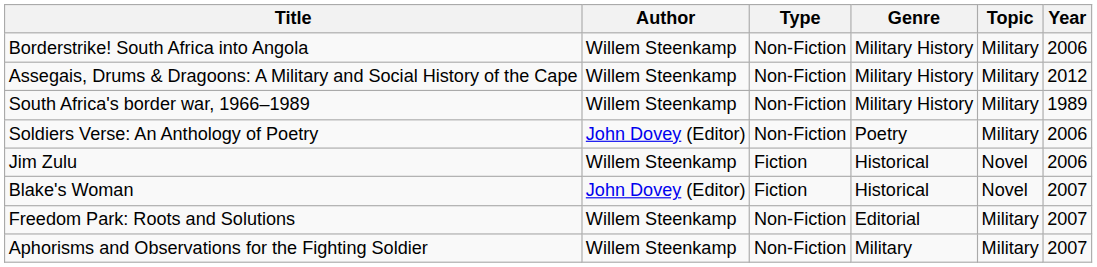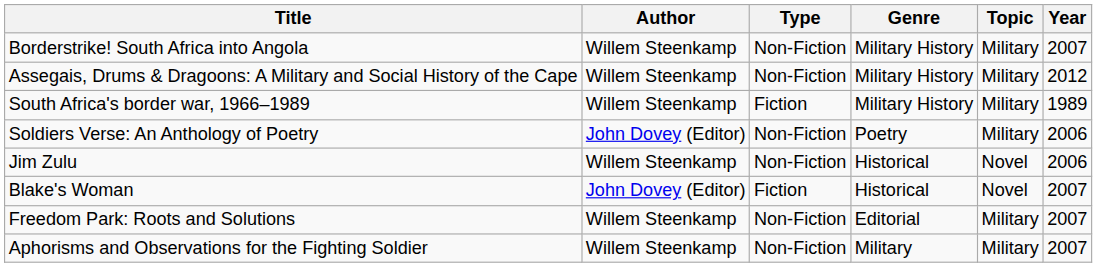(1067, 47) 2006 -> (1067, 47) 2007
(800, 104) Non-Fiction -> (781, 104) Fiction
(781, 162) Fiction -> (800, 162) Non-Fiction
